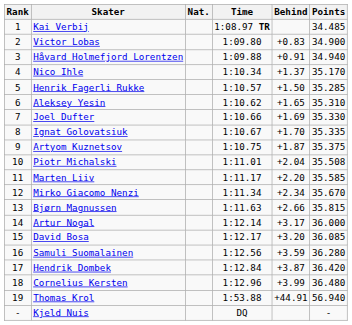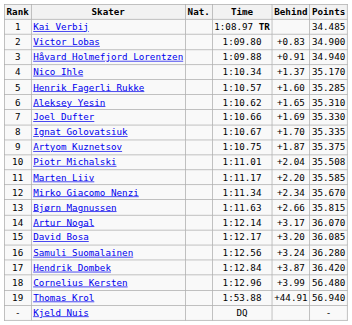(291, 87) +1.50 -> (291, 87) +1.60
(329, 222) 36.000 -> (329, 222) 36.070
(291, 253) +3.59 -> (291, 253) +3.24
(329, 283) 36.480 -> (329, 283) 56.480
